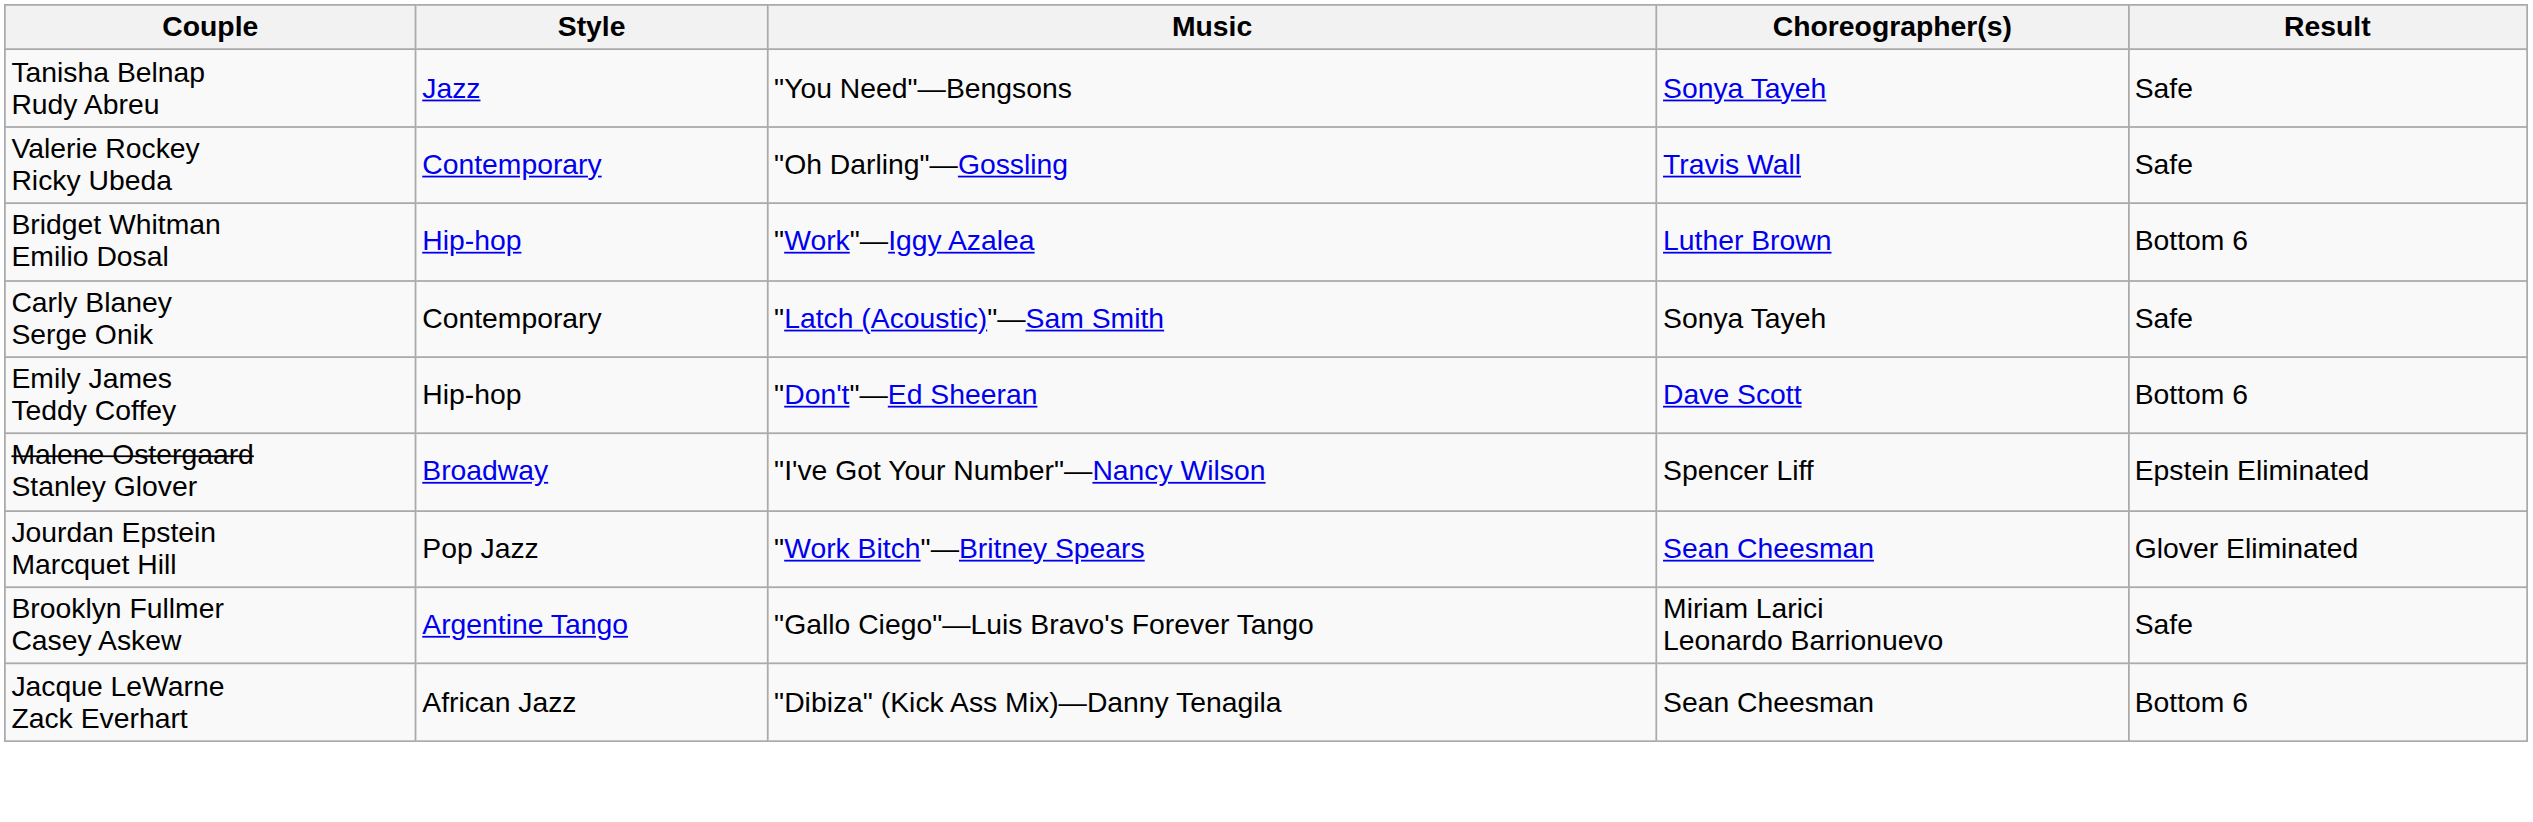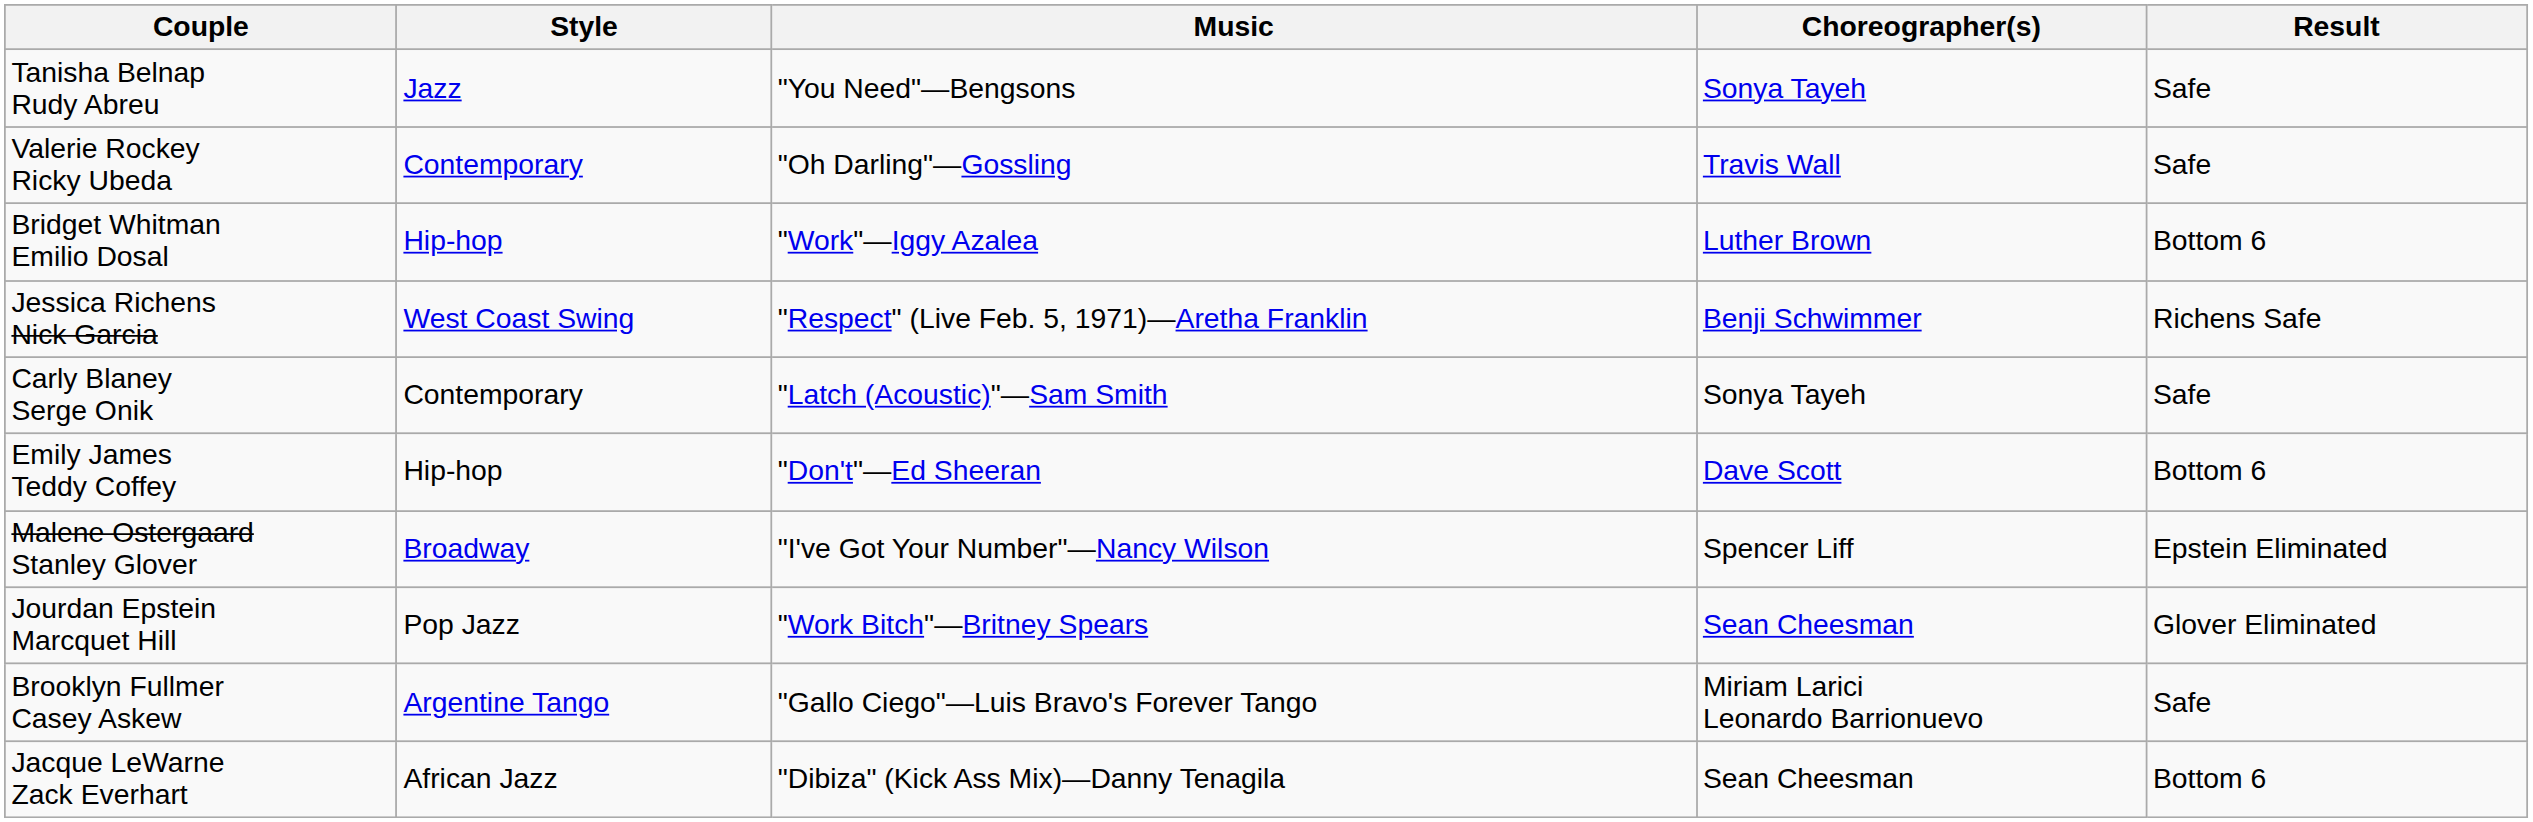+ row: (114, 318)
